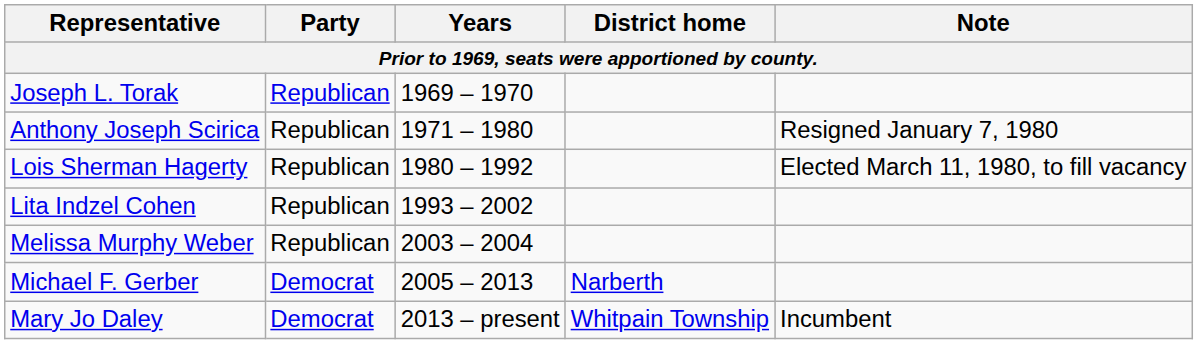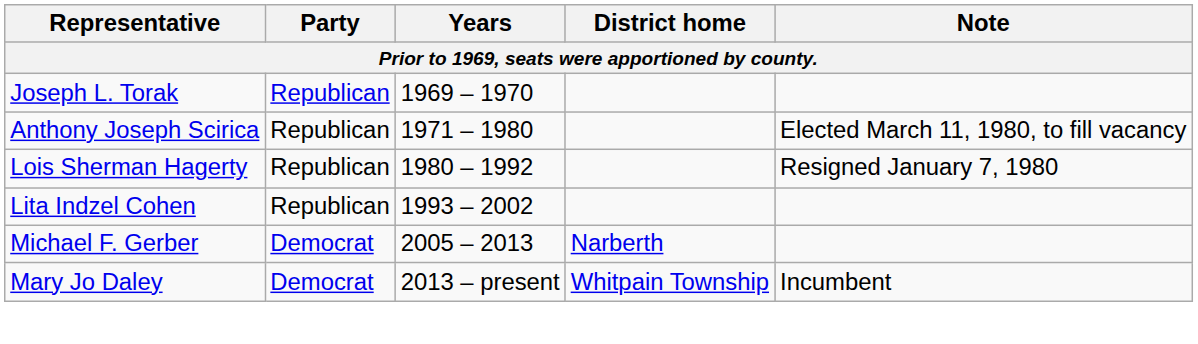(919, 130) Resigned January 7, 1980 -> (983, 130) Elected March 11, 1980, to fill vacancy
(983, 168) Elected March 11, 1980, to fill vacancy -> (919, 168) Resigned January 7, 1980
- row: (132, 243)
